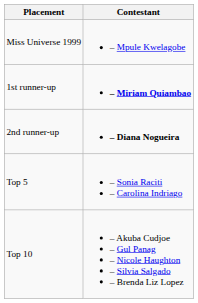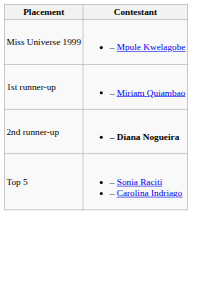(138, 92) bold -> (135, 92) normal
- row: (19, 254)
